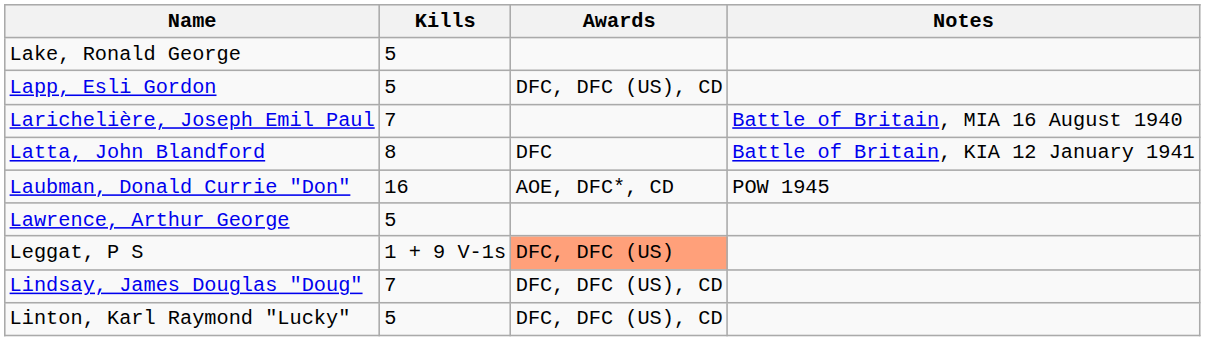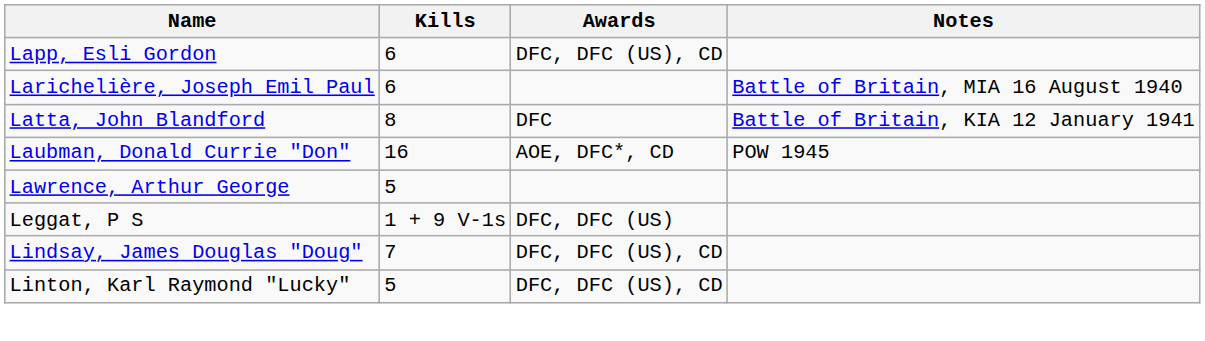- row: (125, 54)
(390, 87) 5 -> (390, 54) 6
(390, 120) 7 -> (390, 87) 6
(595, 253) lightsalmon background -> (595, 220) no background
